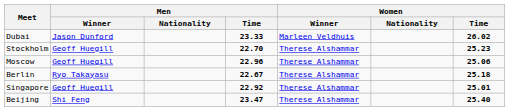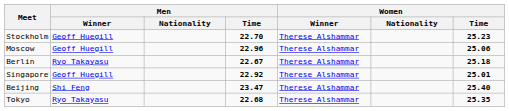- row: (18, 36)
+ row: (18, 100)
